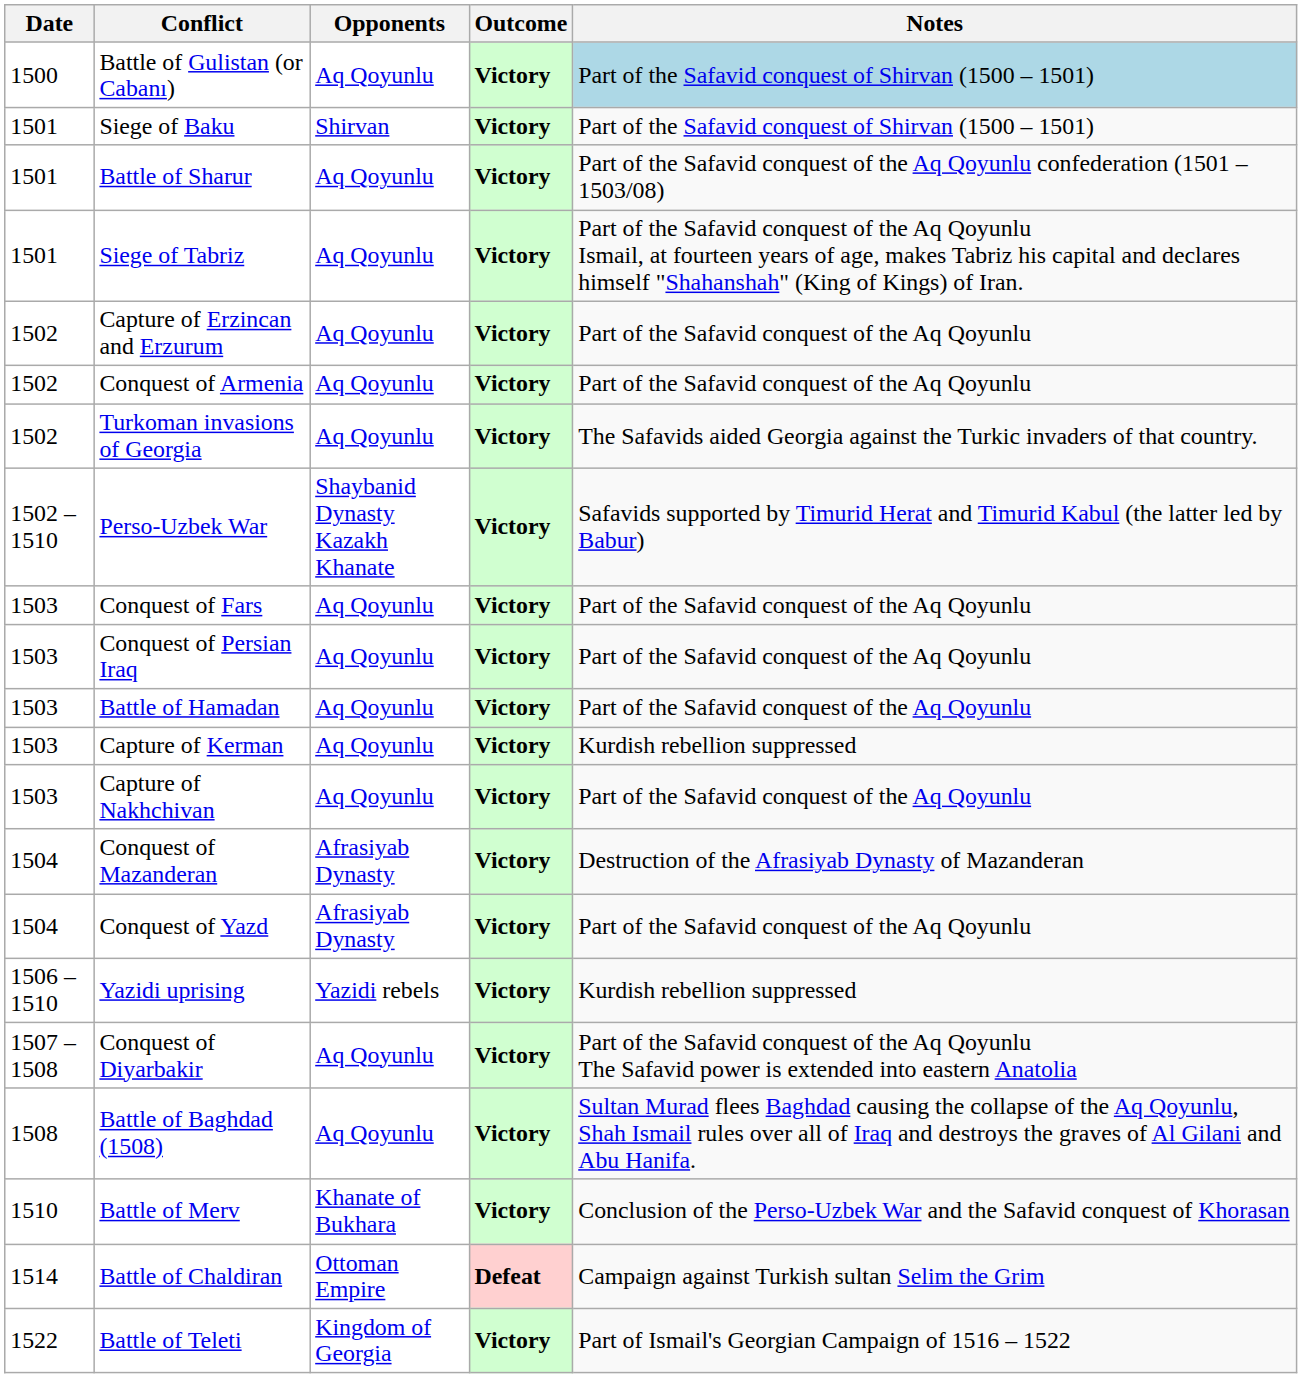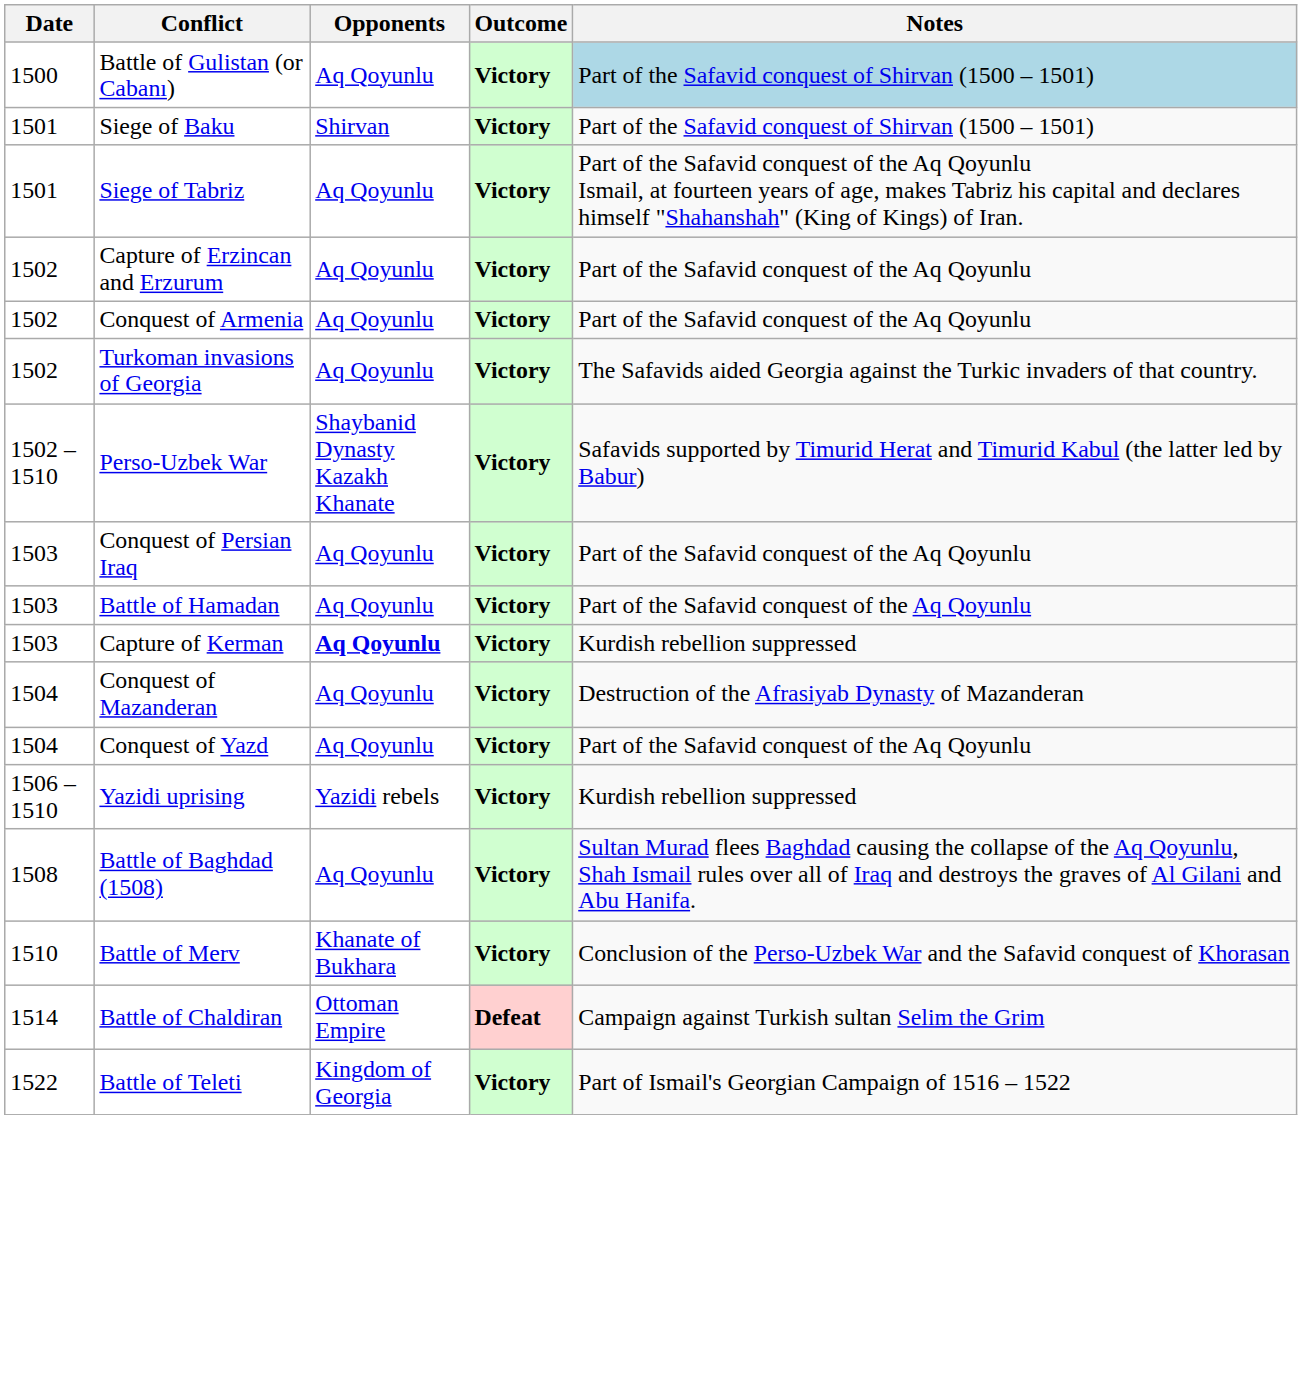- row: (176, 177)
- row: (181, 605)
(374, 745) normal -> (378, 642) bold
- row: (157, 796)
(362, 861) Afrasiyab Dynasty -> (374, 694) Aq Qoyunlu
(362, 925) Afrasiyab Dynasty -> (374, 745) Aq Qoyunlu
- row: (157, 1055)
